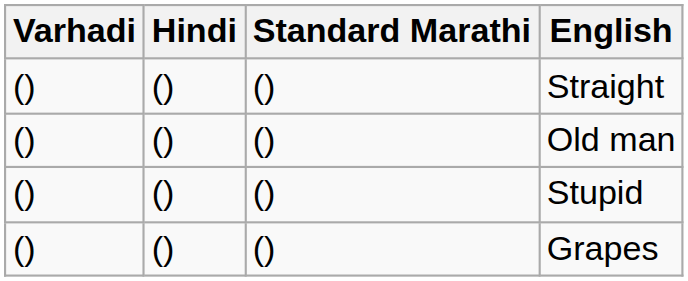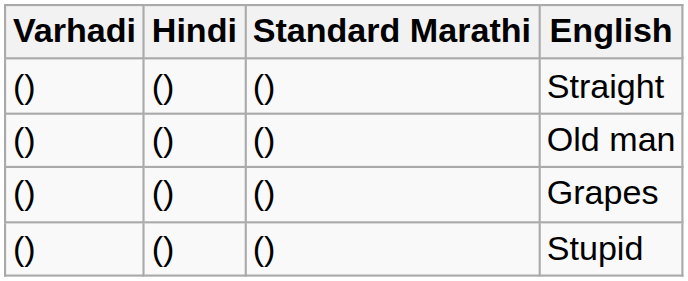rows swapped: (595, 193) <-> (603, 247)
